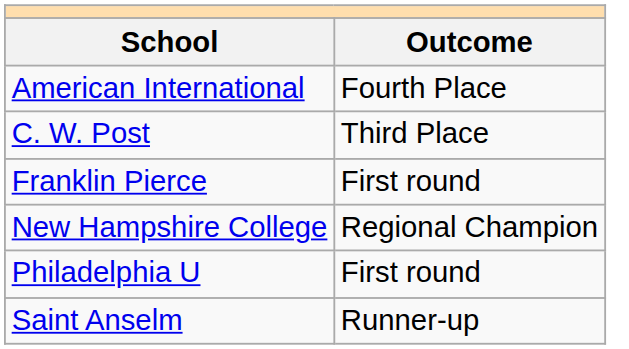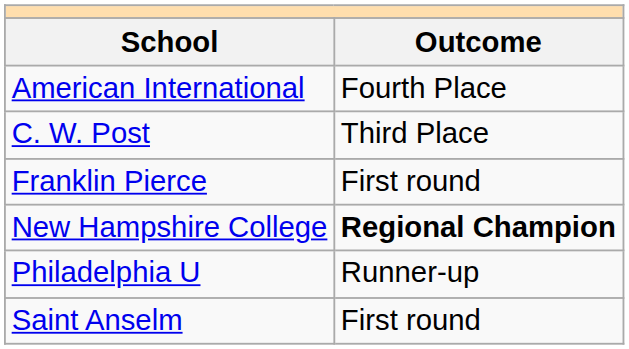(469, 227) normal -> (478, 227) bold
(411, 273) First round -> (410, 273) Runner-up
(410, 320) Runner-up -> (411, 320) First round
